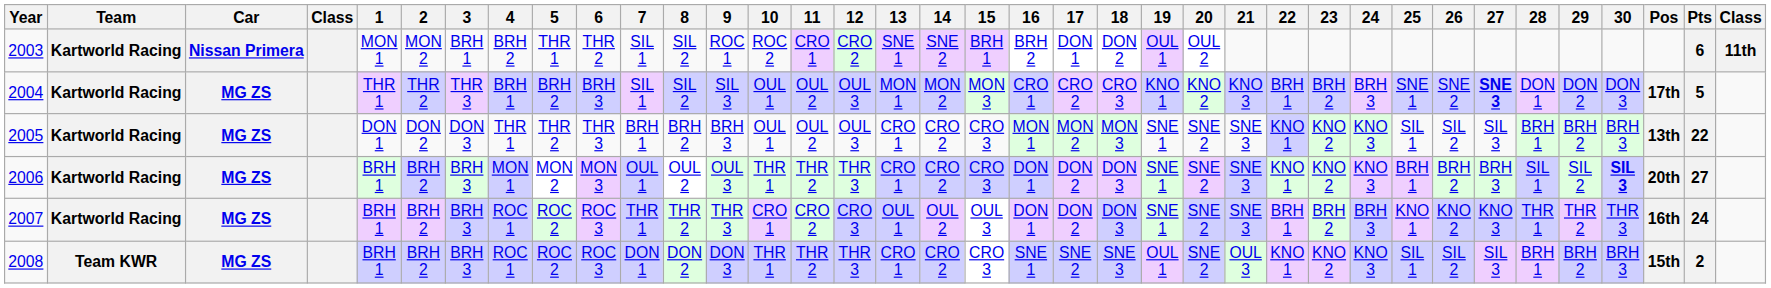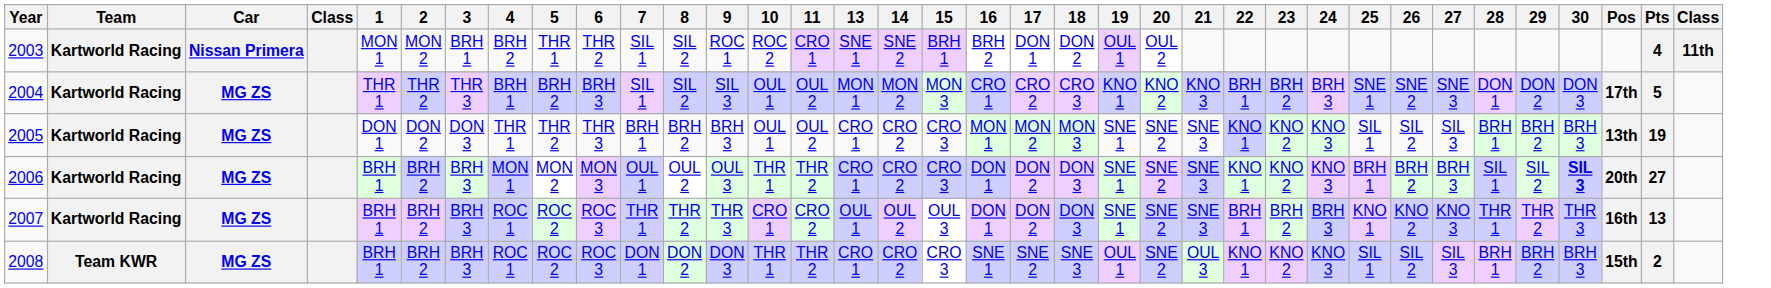- column: (855, 17)
(1700, 50) 6 -> (1657, 50) 4
(1496, 92) bold -> (1453, 92) normal
(1700, 135) 22 -> (1657, 135) 19
(1700, 219) 24 -> (1657, 219) 13
